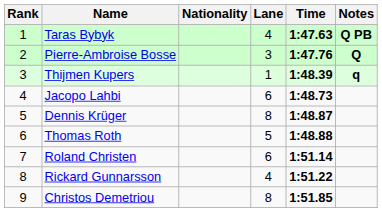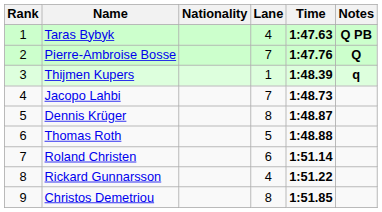(268, 55) 3 -> (268, 55) 7
(268, 95) 6 -> (268, 95) 7
